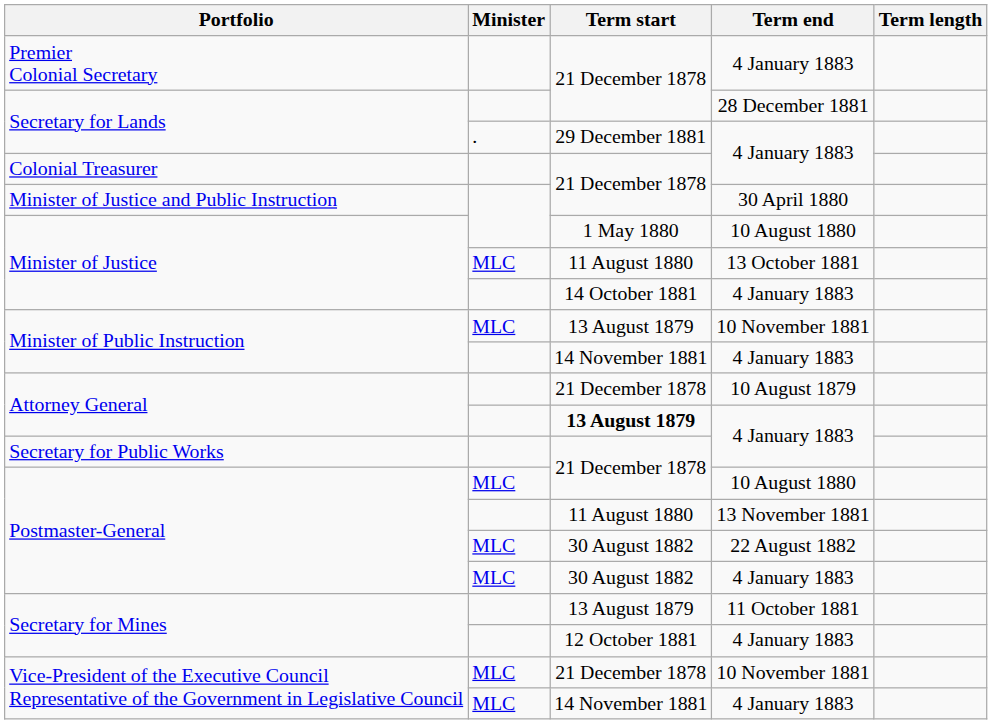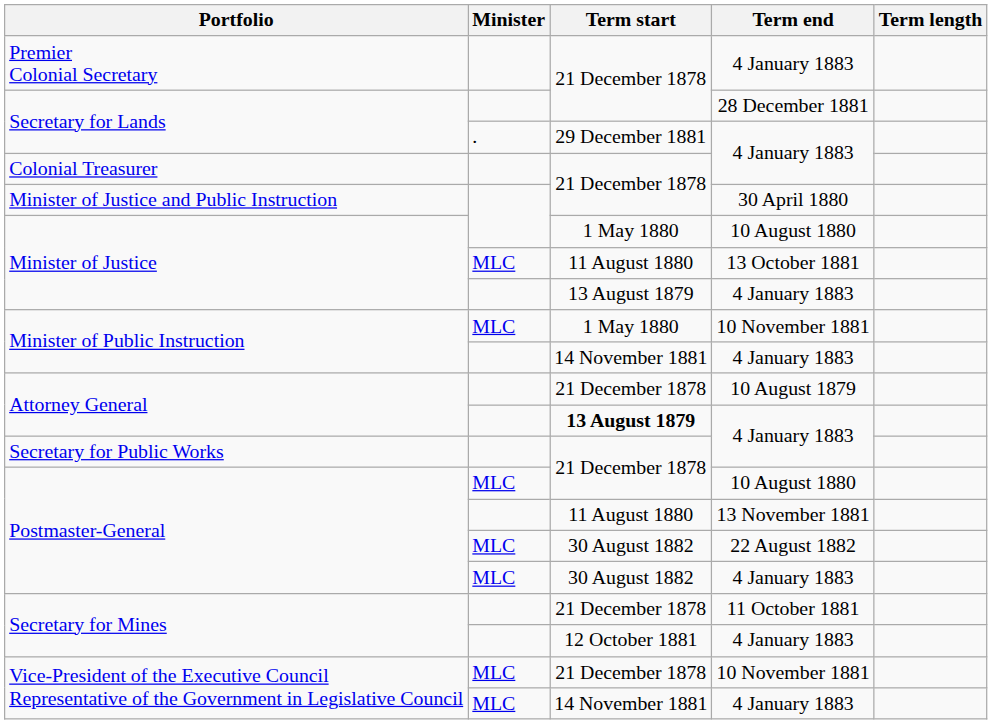(631, 294) 14 October 1881 -> (631, 294) 13 August 1879
(631, 325) 13 August 1879 -> (631, 325) 1 May 1880
(631, 608) 13 August 1879 -> (631, 608) 21 December 1878
